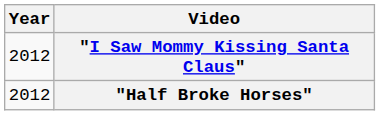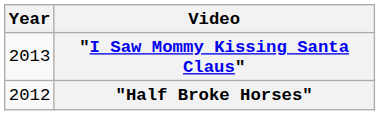(30, 57) 2012 -> (30, 57) 2013
